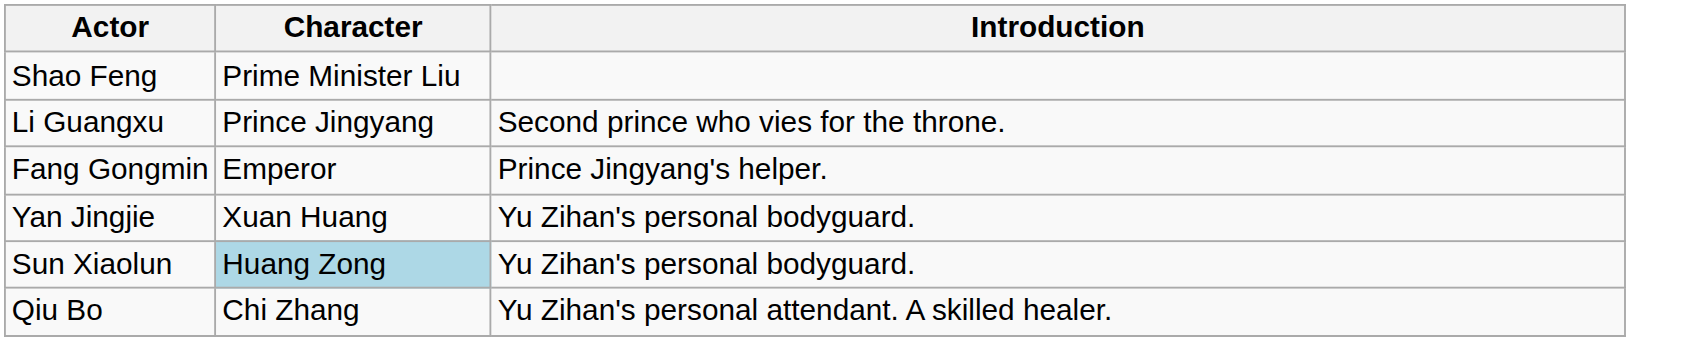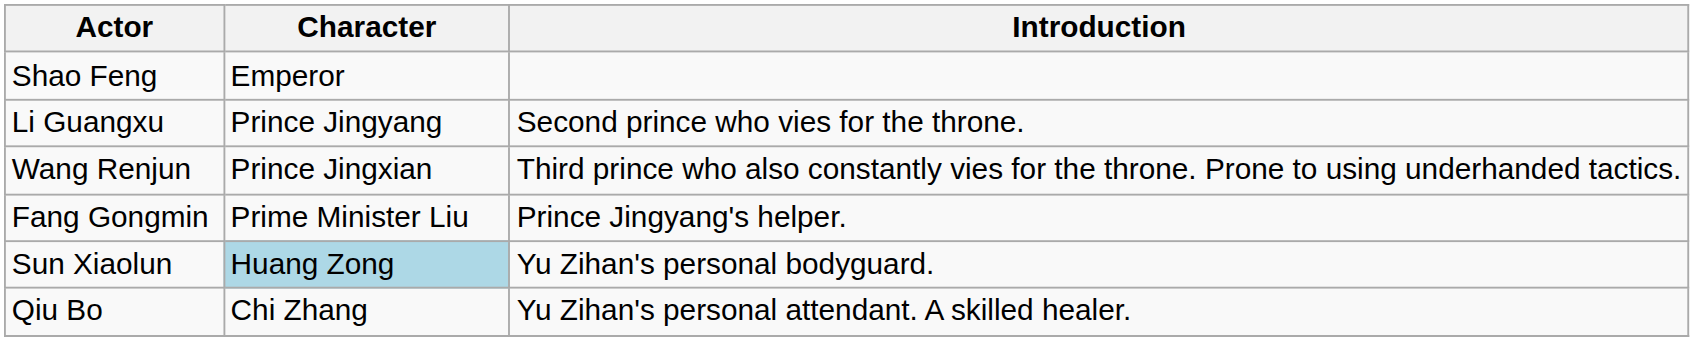(341, 75) Prime Minister Liu -> (288, 75) Emperor
+ row: (101, 169)
(279, 169) Emperor -> (350, 216) Prime Minister Liu
- row: (83, 216)
